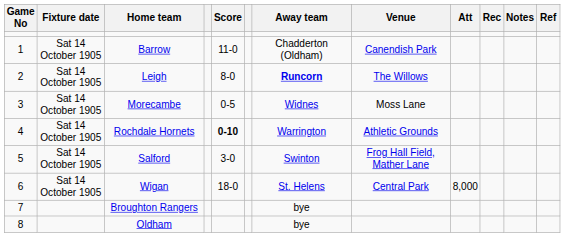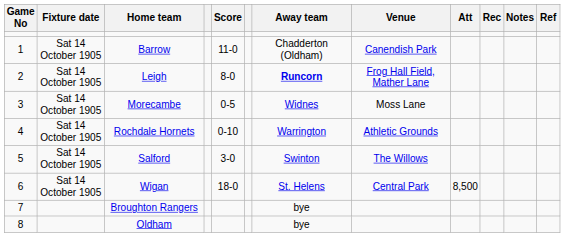(401, 77) The Willows -> (401, 77) Frog Hall Field, Mather Lane
(228, 132) bold -> (228, 132) normal
(401, 159) Frog Hall Field, Mather Lane -> (401, 159) The Willows
(465, 186) 8,000 -> (465, 186) 8,500
